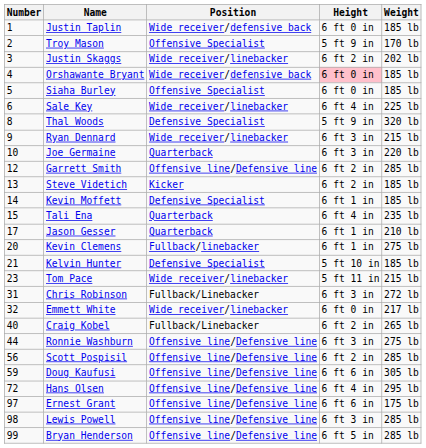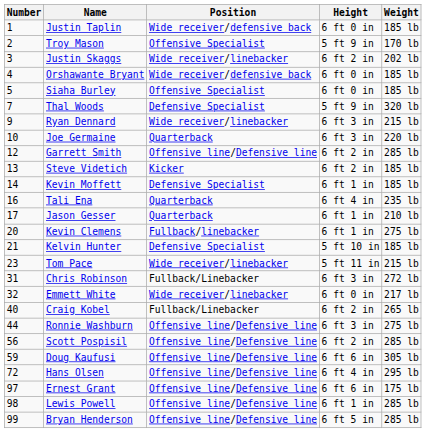(348, 75) pink background -> (348, 75) no background
- row: (69, 106)
(10, 122) 8 -> (10, 106) 7
(12, 216) 15 -> (12, 200) 16
(348, 420) 6 ft 3 in -> (348, 404) 6 ft 1 in
